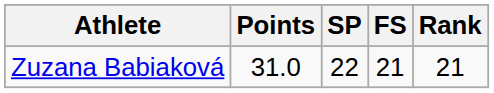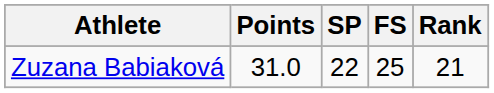(390, 66) 21 -> (390, 66) 25
